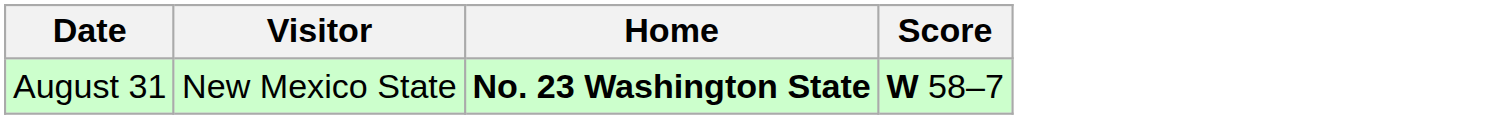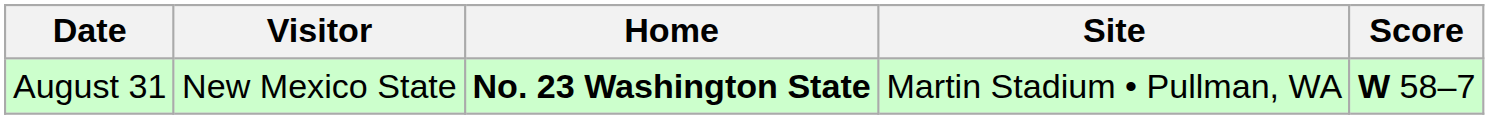+ column: (1114, 31)
